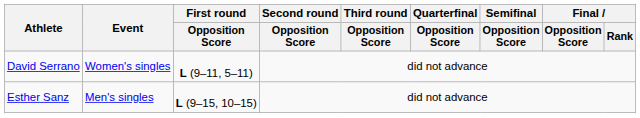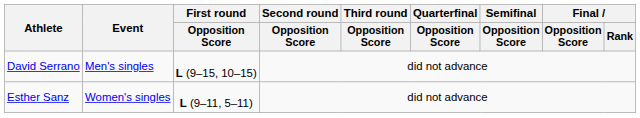(128, 67) Women's singles -> (119, 67) Men's singles
(216, 73) L (9–11, 5–11) -> (216, 73) L (9–15, 10–15)
(119, 97) Men's singles -> (128, 97) Women's singles
(216, 104) L (9–15, 10–15) -> (216, 104) L (9–11, 5–11)
